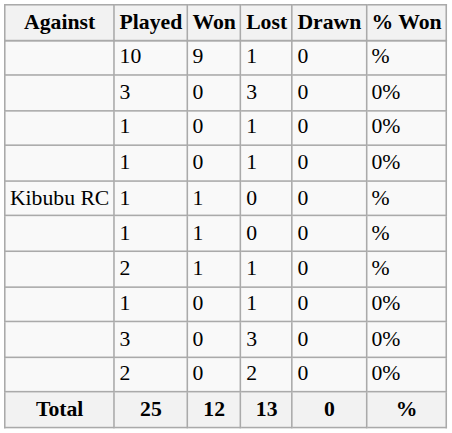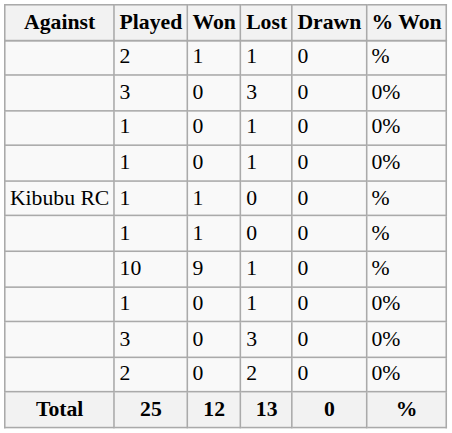rows swapped: (130, 57) <-> (125, 268)
